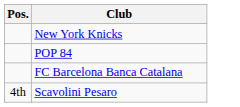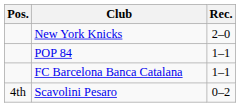+ column: (221, 14)
